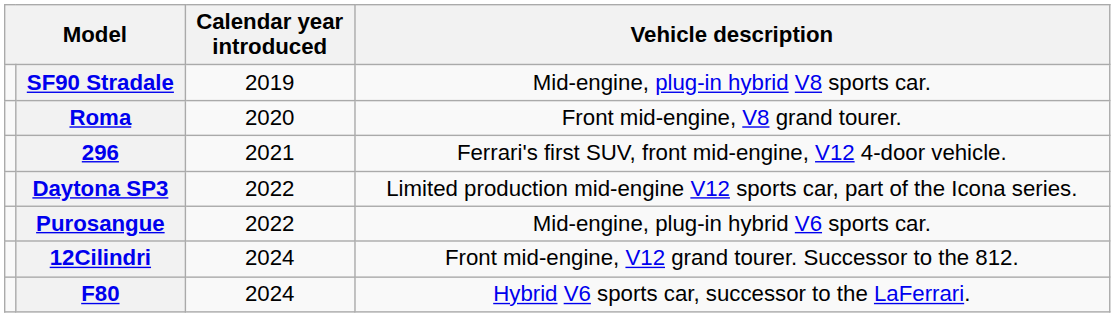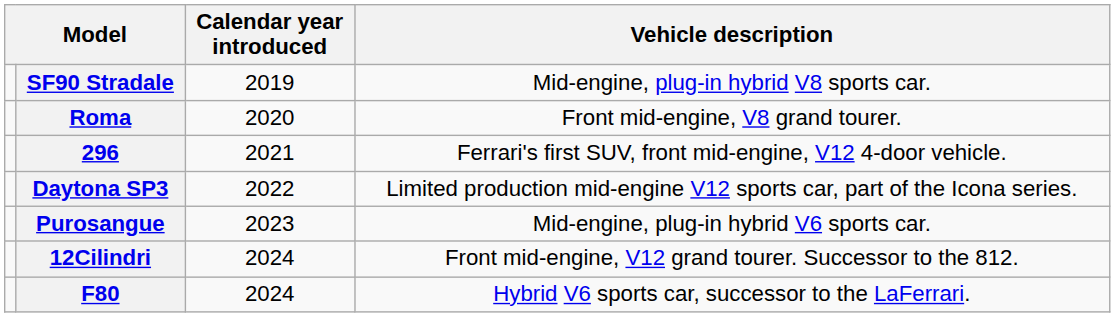(270, 223) 2022 -> (270, 223) 2023
